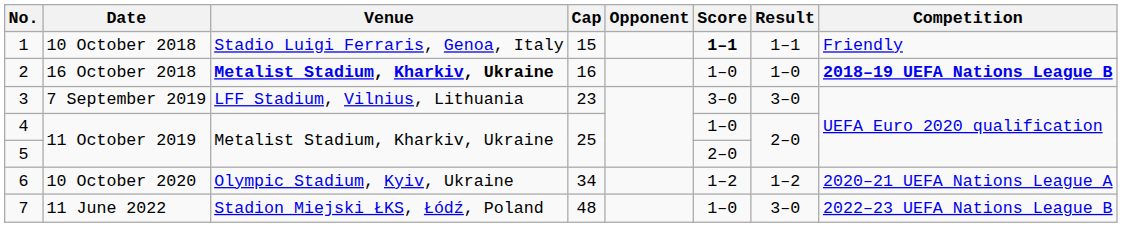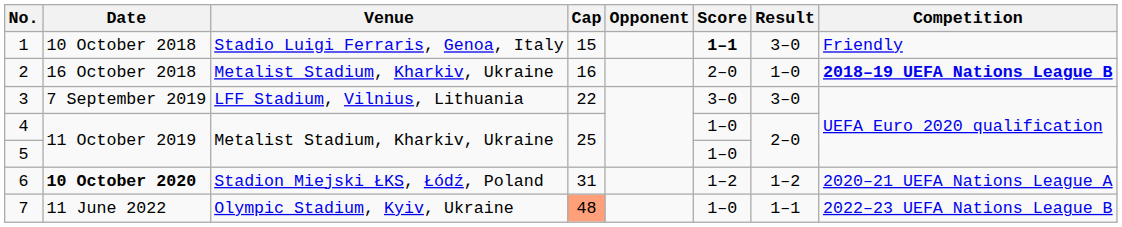(785, 45) 1–1 -> (785, 45) 3–0
(384, 72) bold -> (384, 72) normal
(722, 72) 1–0 -> (722, 72) 2–0
(587, 100) 23 -> (587, 100) 22
(722, 154) 2–0 -> (722, 154) 1–0
(121, 181) normal -> (121, 181) bold
(364, 181) Olympic Stadium, Kyiv, Ukraine -> (379, 181) Stadion Miejski ŁKS, Łódź, Poland
(587, 181) 34 -> (587, 181) 31
(379, 208) Stadion Miejski ŁKS, Łódź, Poland -> (364, 208) Olympic Stadium, Kyiv, Ukraine
(587, 208) no background -> (587, 208) lightsalmon background
(785, 208) 3–0 -> (785, 208) 1–1
